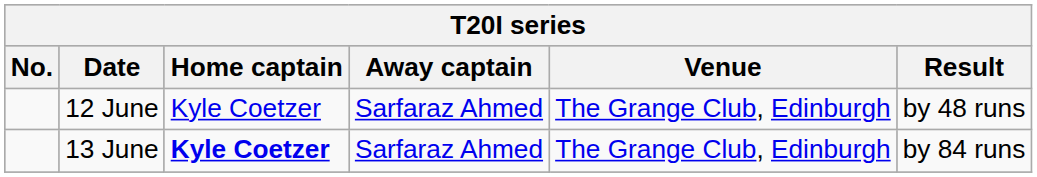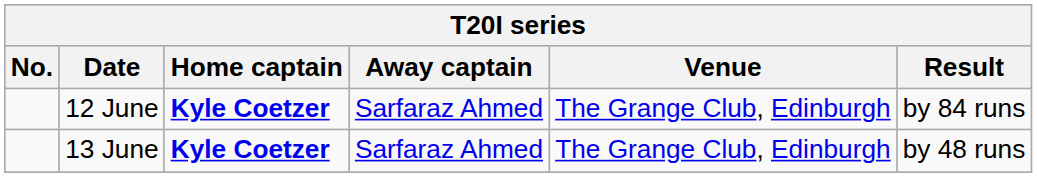(246, 108) normal -> (250, 108) bold
(964, 108) by 48 runs -> (964, 108) by 84 runs
(964, 150) by 84 runs -> (964, 150) by 48 runs
